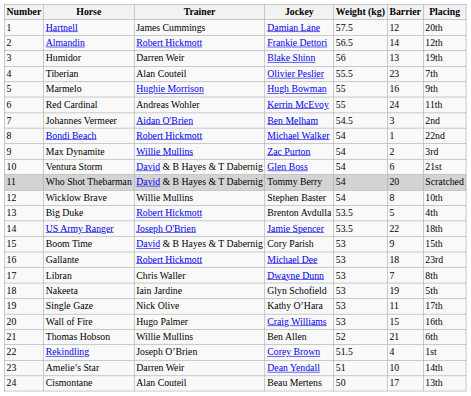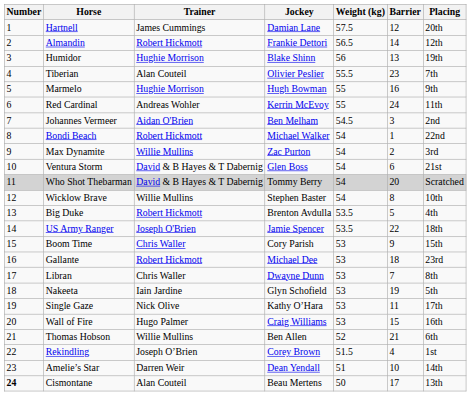(160, 58) Darren Weir -> (170, 58) Hughie Morrison
(200, 244) David & B Hayes & T Dabernig -> (161, 244) Chris Waller
(11, 383) normal -> (11, 383) bold
